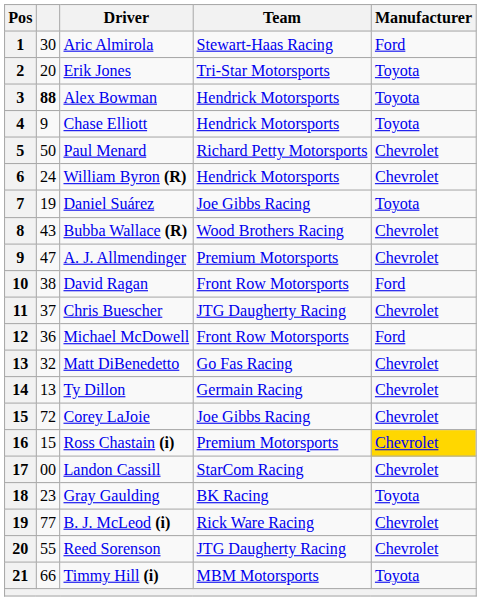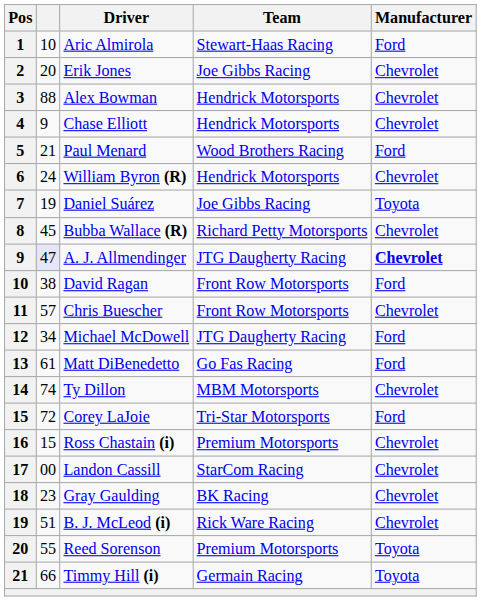(48, 44) 30 -> (48, 44) 10
(263, 71) Tri-Star Motorsports -> (253, 71) Joe Gibbs Racing
(397, 71) Toyota -> (407, 71) Chevrolet
(48, 97) bold -> (48, 97) normal
(397, 97) Toyota -> (407, 97) Chevrolet
(397, 124) Toyota -> (407, 124) Chevrolet
(48, 150) 50 -> (48, 150) 21
(282, 150) Richard Petty Motorsports -> (270, 150) Wood Brothers Racing
(407, 150) Chevrolet -> (390, 150) Ford
(48, 230) 43 -> (48, 230) 45
(270, 230) Wood Brothers Racing -> (282, 230) Richard Petty Motorsports
(48, 257) no background -> (48, 257) lavender background
(267, 257) Premium Motorsports -> (271, 257) JTG Daugherty Racing
(407, 257) normal -> (409, 257) bold
(48, 310) 37 -> (48, 310) 57
(271, 310) JTG Daugherty Racing -> (273, 310) Front Row Motorsports
(48, 336) 36 -> (48, 336) 34
(273, 336) Front Row Motorsports -> (271, 336) JTG Daugherty Racing
(48, 363) 32 -> (48, 363) 61
(407, 363) Chevrolet -> (390, 363) Ford
(48, 389) 13 -> (48, 389) 74
(250, 389) Germain Racing -> (258, 389) MBM Motorsports
(253, 416) Joe Gibbs Racing -> (263, 416) Tri-Star Motorsports
(407, 416) Chevrolet -> (390, 416) Ford
(407, 443) gold background -> (407, 443) no background
(397, 496) Toyota -> (407, 496) Chevrolet
(48, 522) 77 -> (48, 522) 51
(271, 549) JTG Daugherty Racing -> (267, 549) Premium Motorsports
(407, 549) Chevrolet -> (397, 549) Toyota
(258, 575) MBM Motorsports -> (250, 575) Germain Racing
